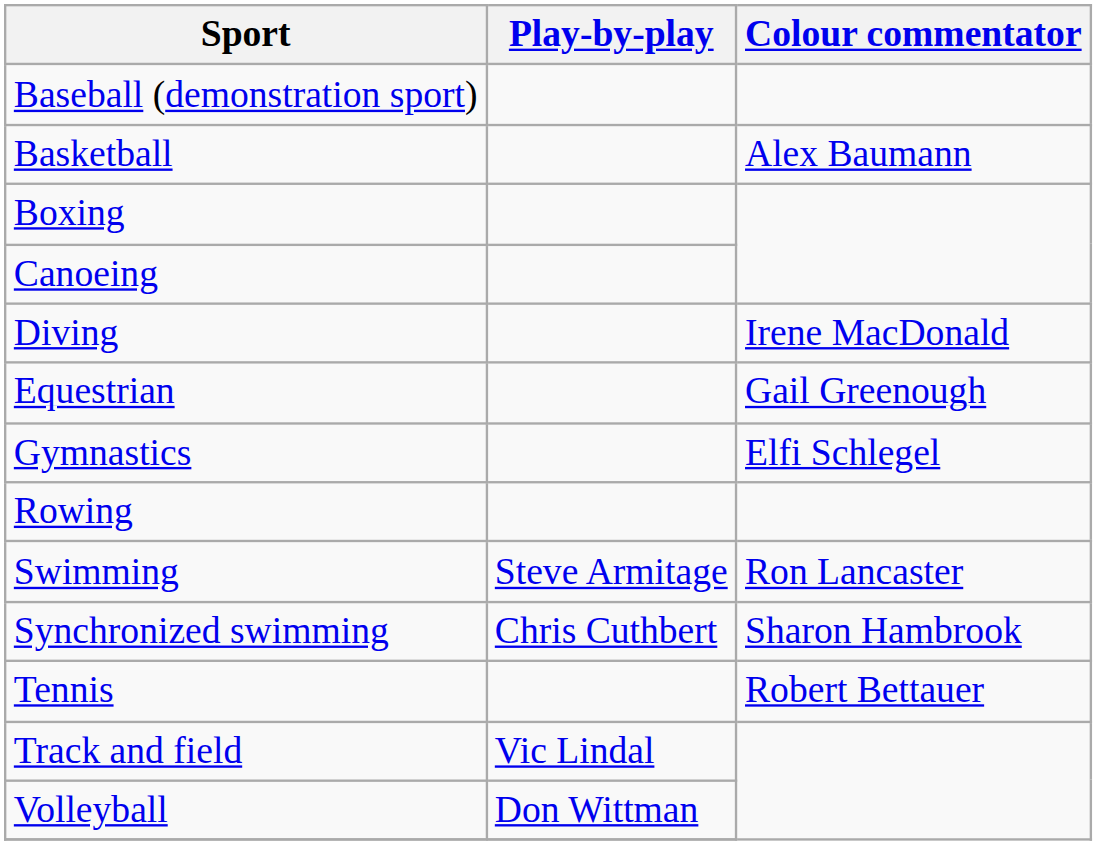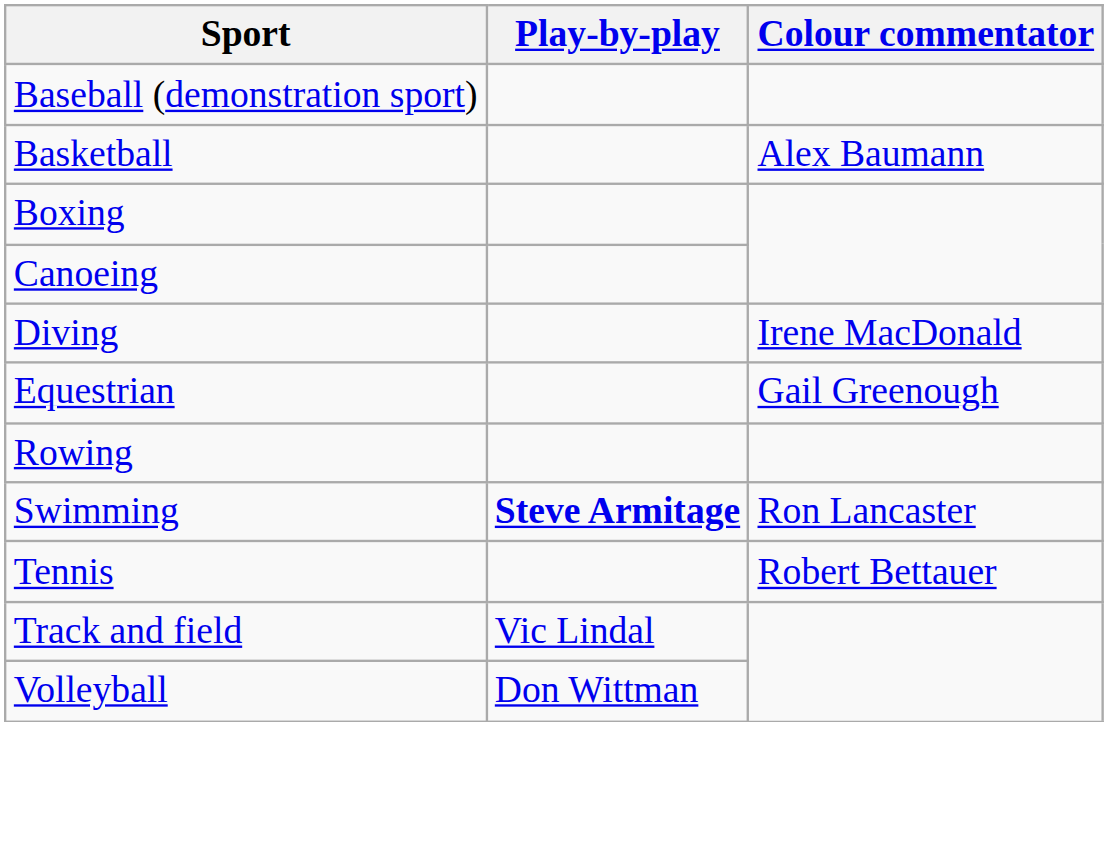- row: (103, 451)
(611, 570) normal -> (617, 511) bold
- row: (201, 630)
